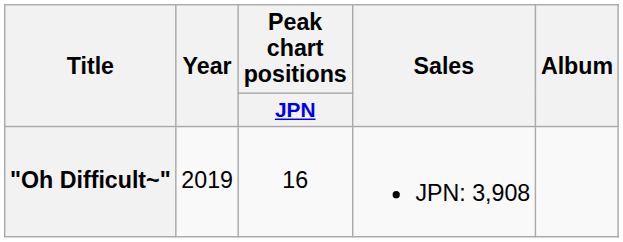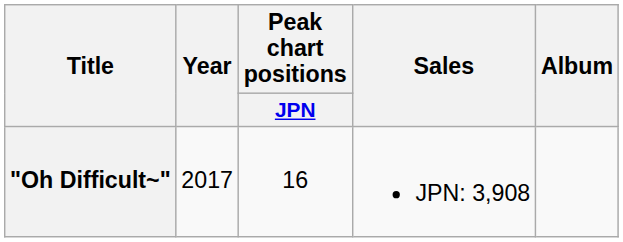(207, 181) 2019 -> (207, 181) 2017
